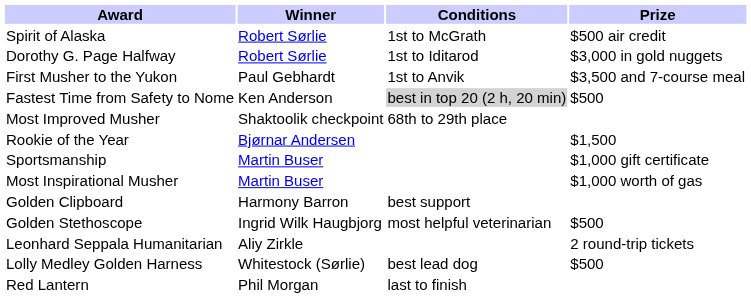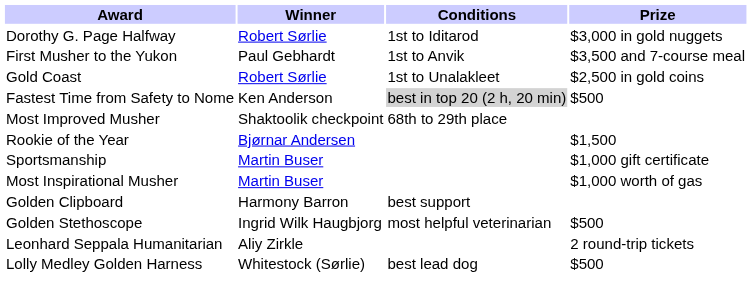- row: (56, 35)
+ row: (44, 77)
- row: (47, 285)
